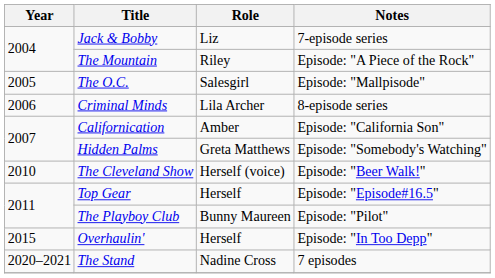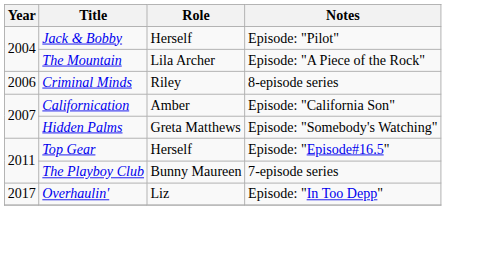(209, 37) Liz -> (171, 37) Herself
(343, 37) 7-episode series -> (294, 37) Episode: "Pilot"
(215, 60) Riley -> (183, 60) Lila Archer
- row: (103, 82)
(232, 104) Lila Archer -> (166, 82) Riley
- row: (135, 171)
(343, 216) Episode: "Pilot" -> (293, 171) 7-episode series
(22, 238) 2015 -> (22, 194) 2017
(221, 238) Herself -> (160, 194) Liz
- row: (106, 261)
